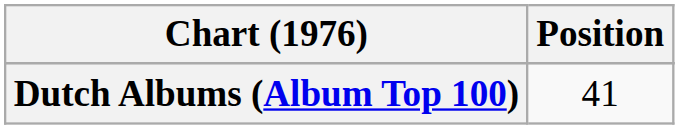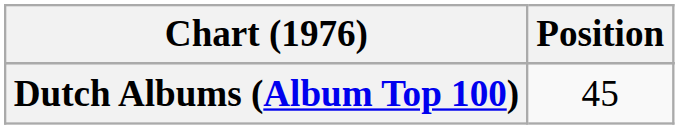(600, 92) 41 -> (600, 92) 45
